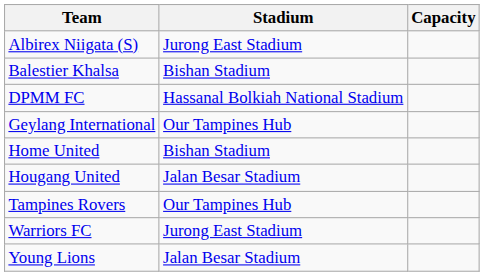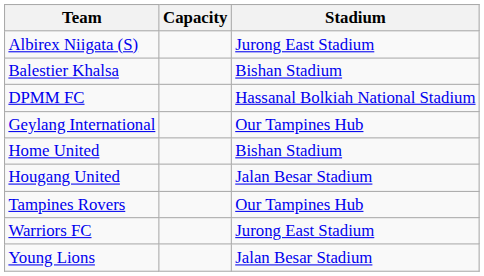columns swapped: (283, 17) <-> (443, 17)
